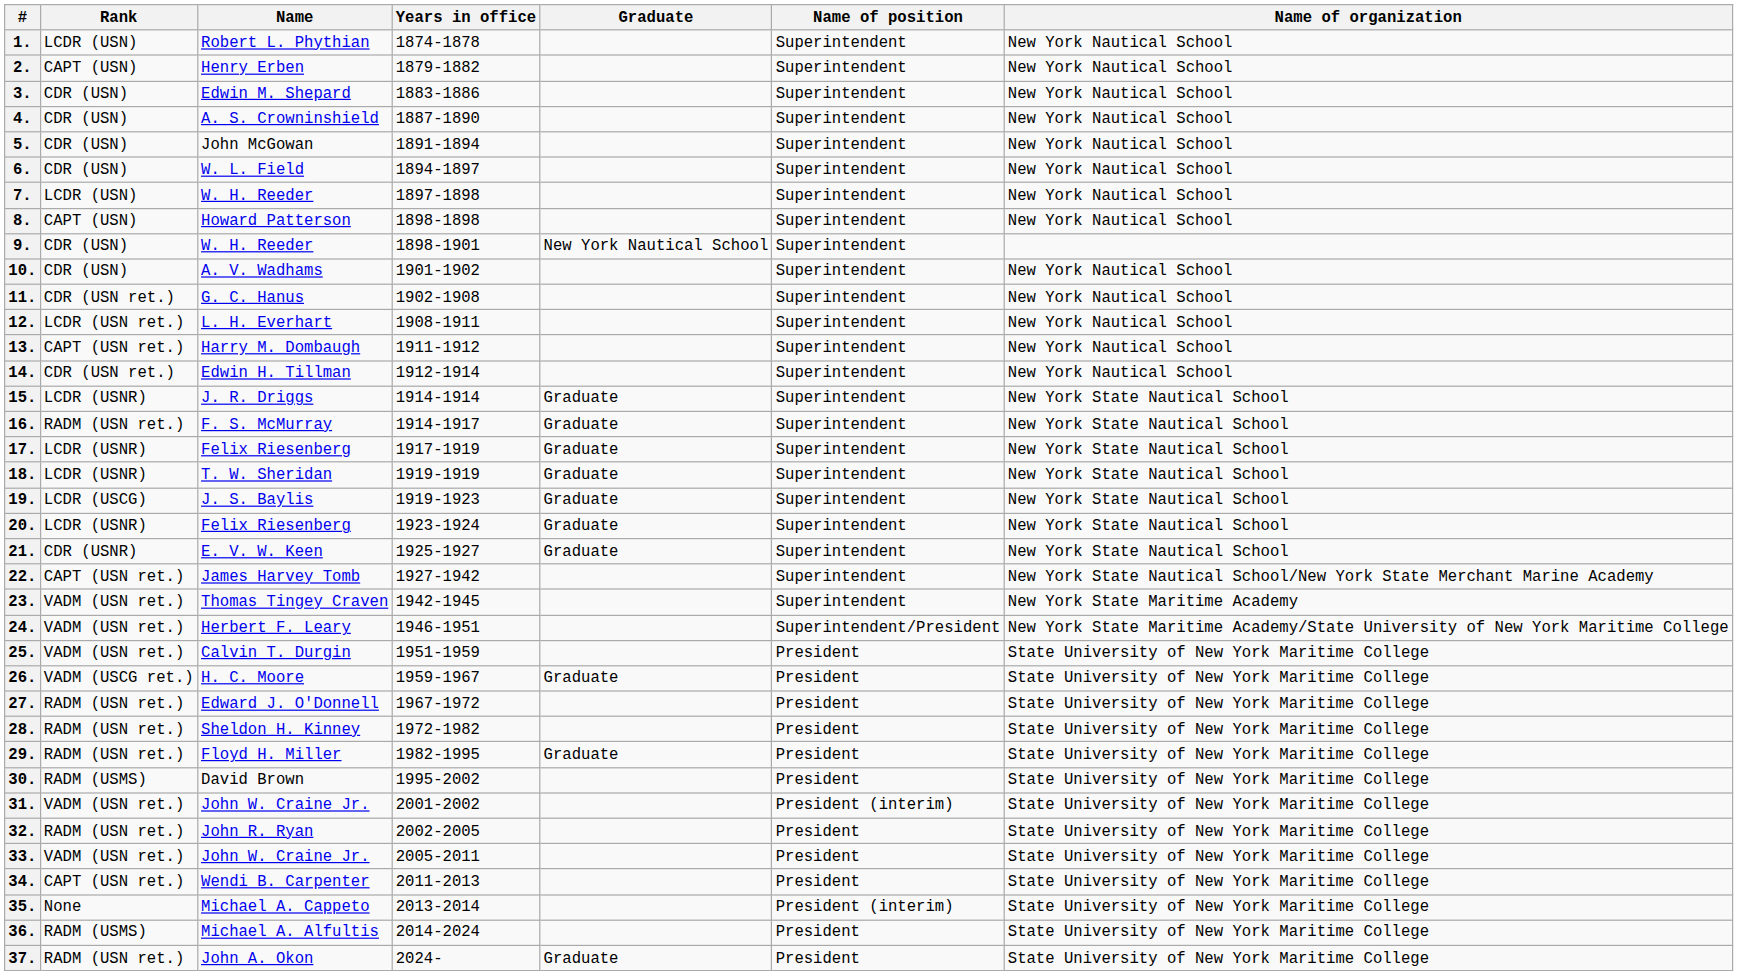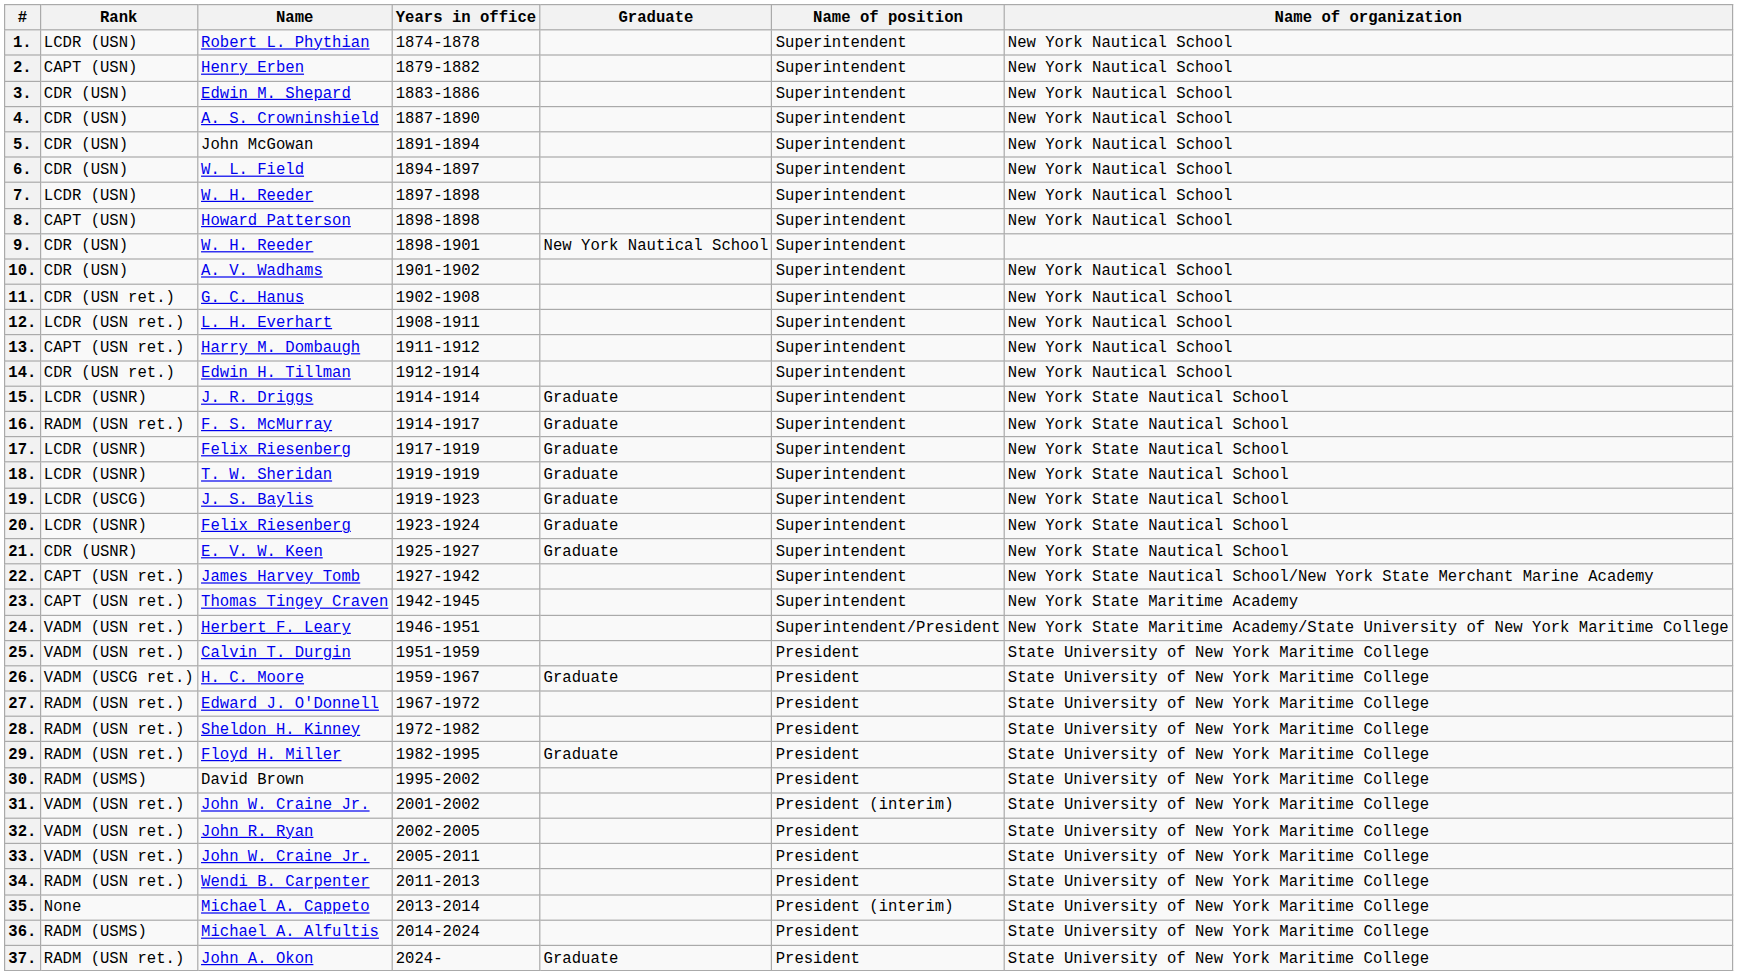(114, 602) VADM (USN ret.) -> (114, 602) CAPT (USN ret.)
(114, 831) RADM (USN ret.) -> (114, 831) VADM (USN ret.)
(114, 882) CAPT (USN ret.) -> (114, 882) RADM (USN ret.)
